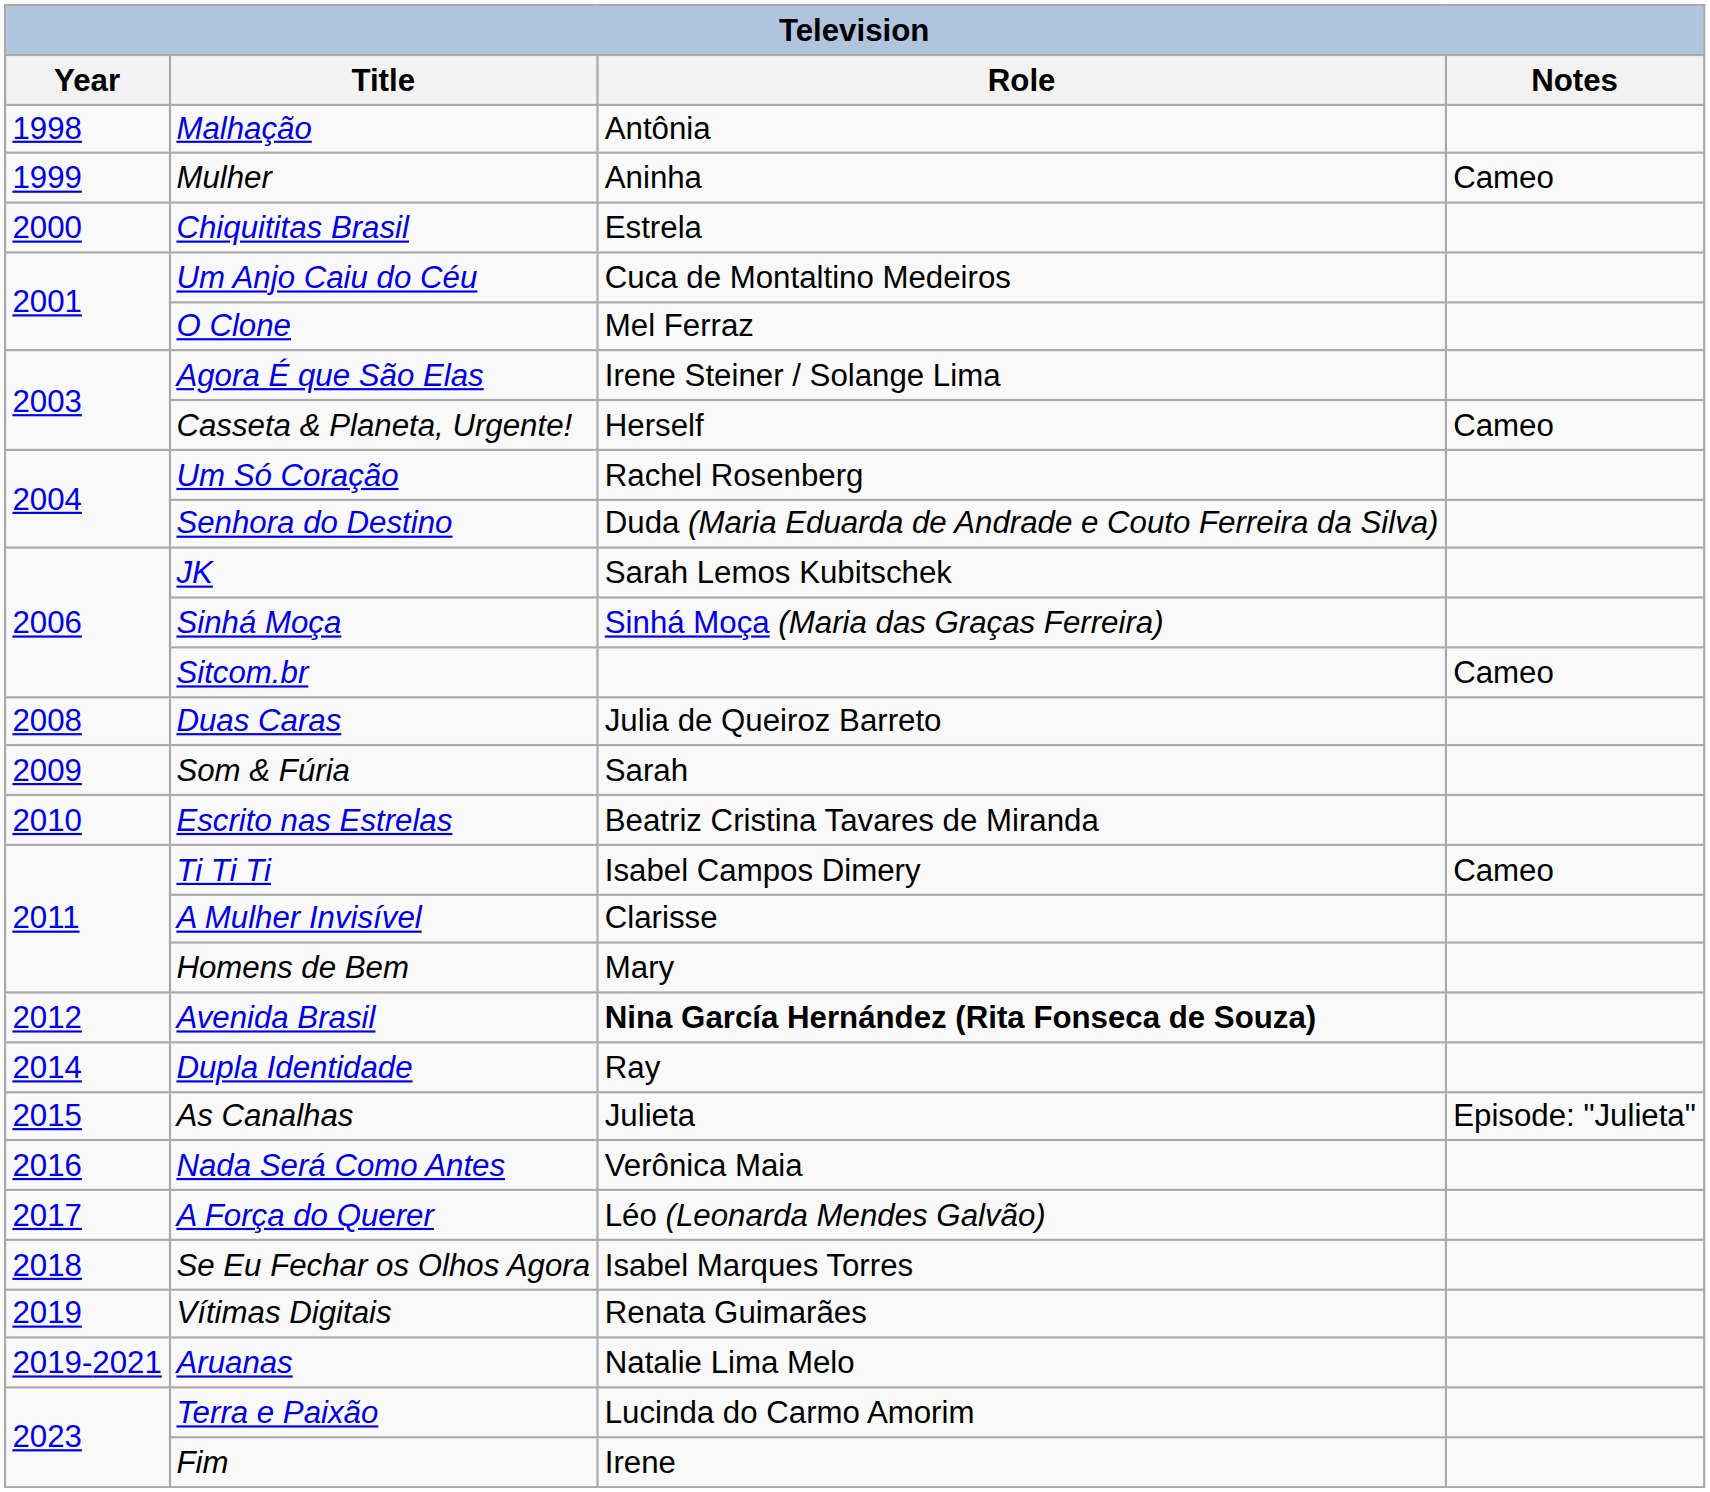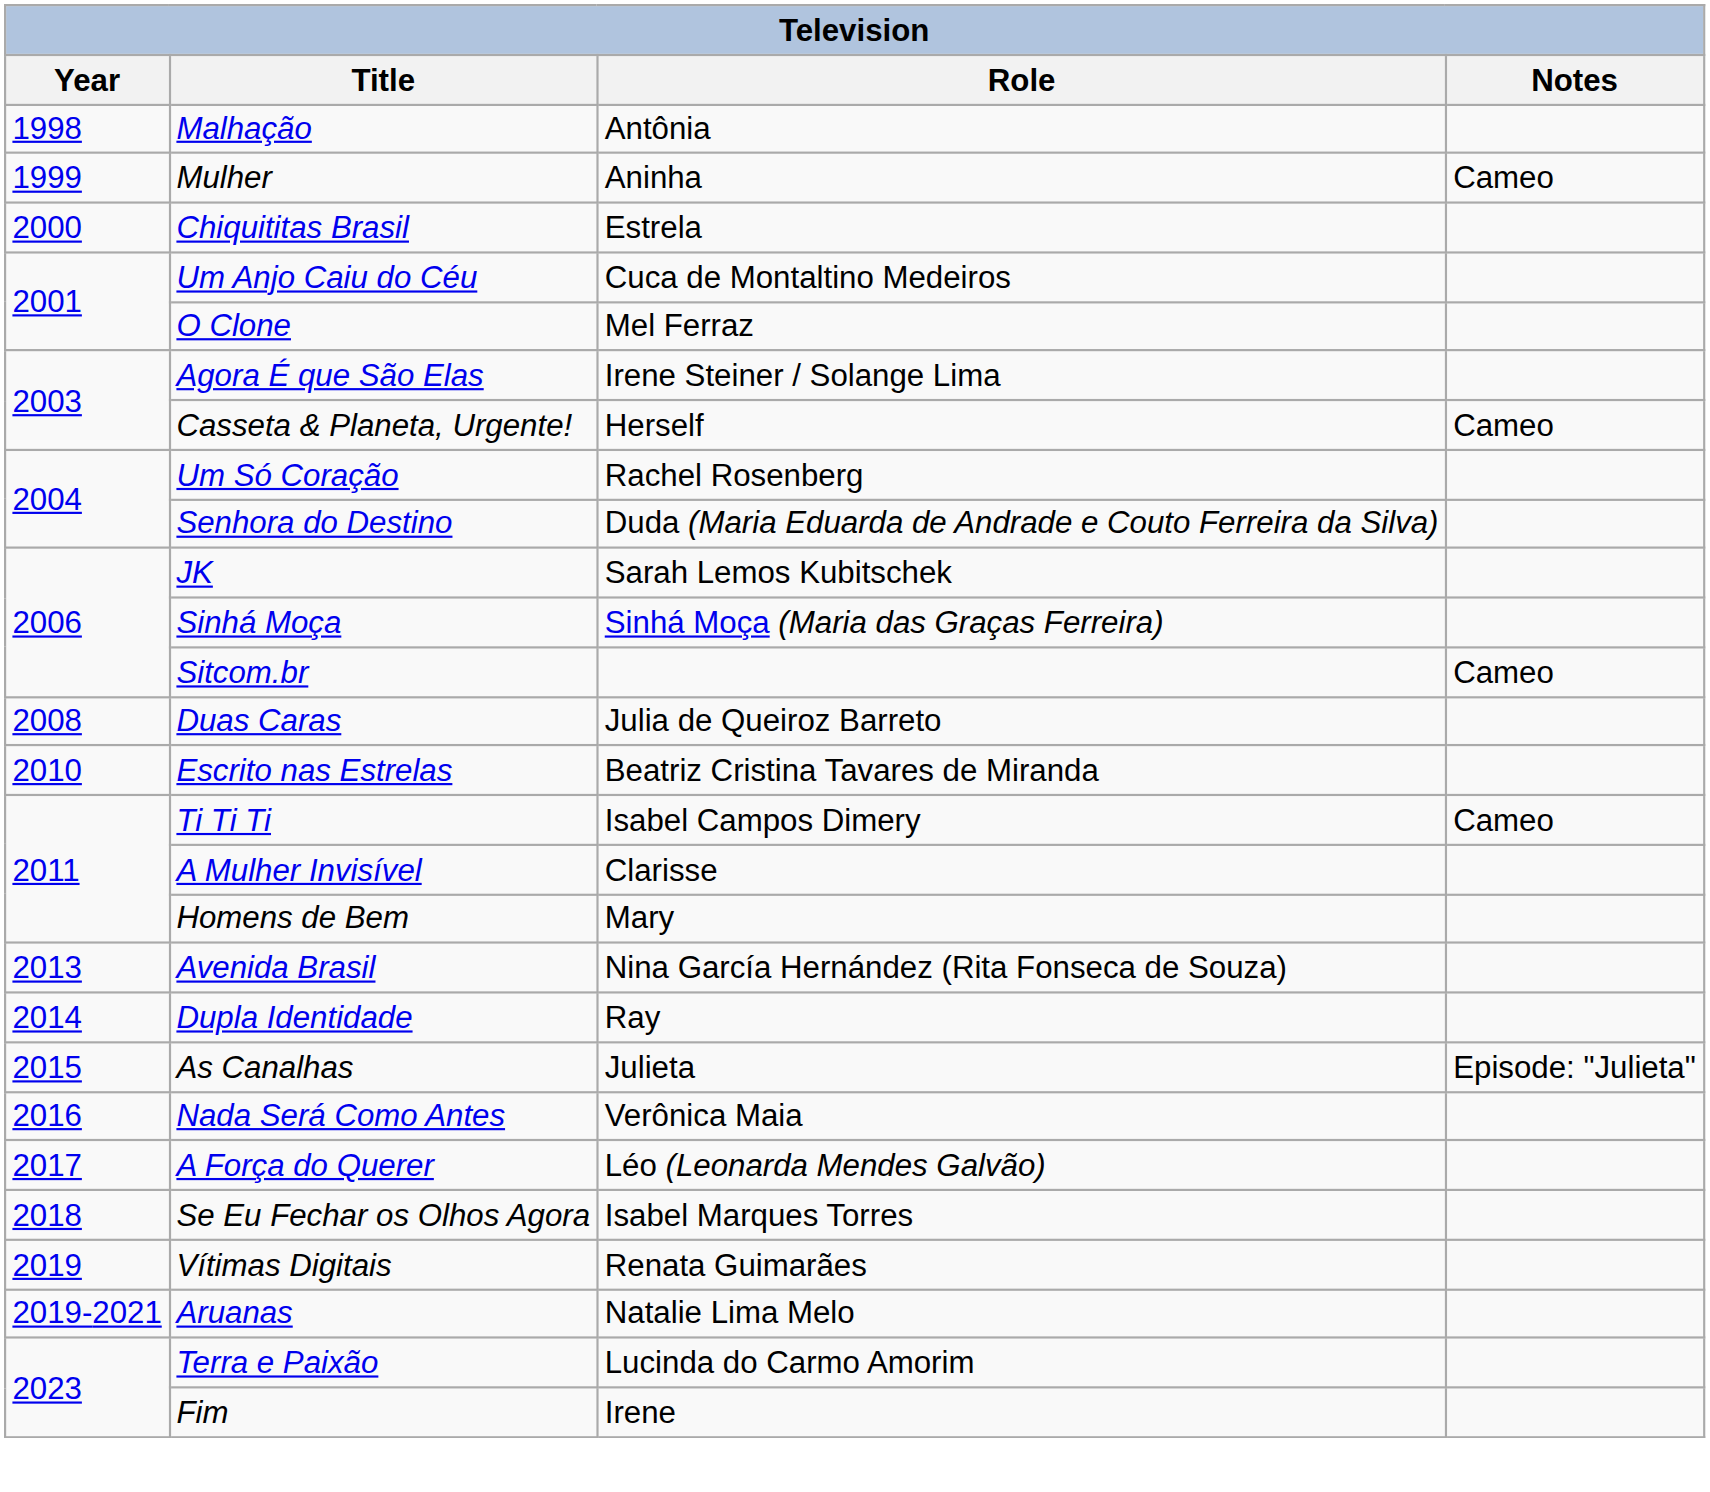- row: (263, 771)
(47, 1018) 2012 -> (47, 968) 2013
(960, 1018) bold -> (946, 968) normal
